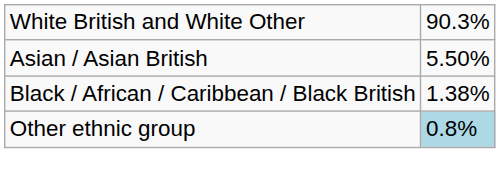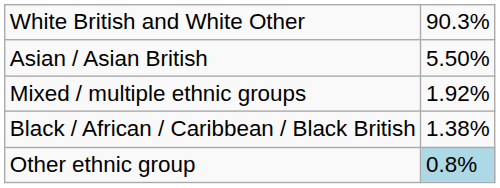+ row: (158, 93)
